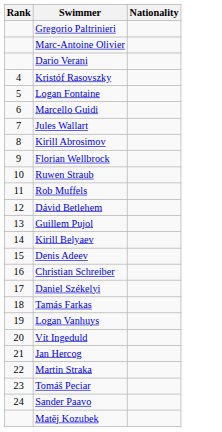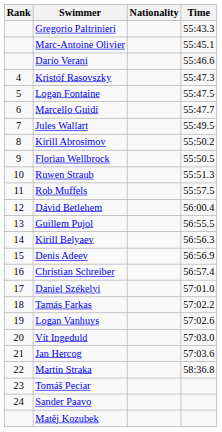+ column: (199, 12)
